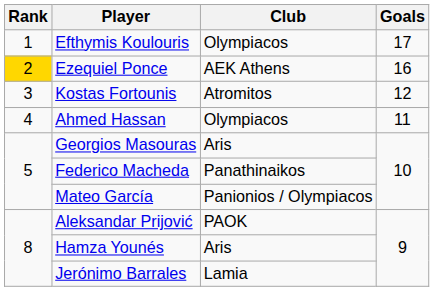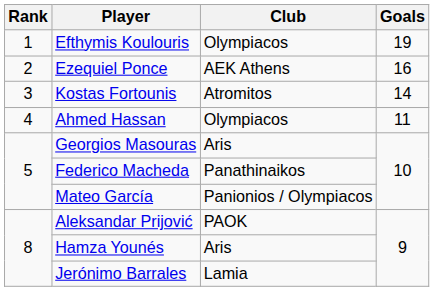(402, 42) 17 -> (402, 42) 19
(28, 68) gold background -> (28, 68) no background
(402, 94) 12 -> (402, 94) 14
